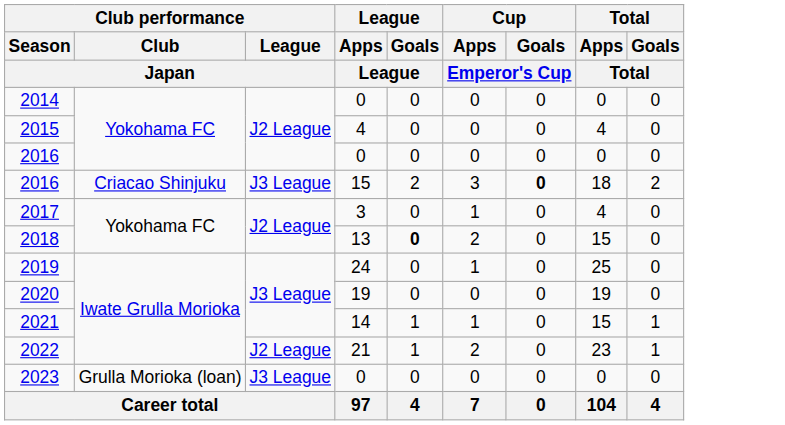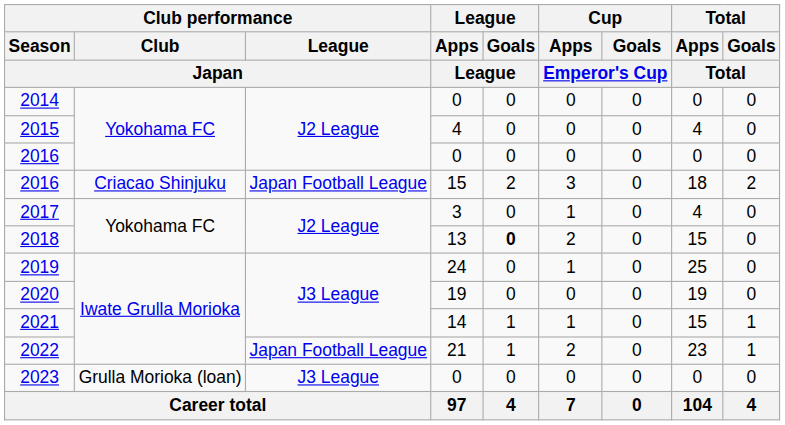(290, 184) J3 League -> (338, 184) Japan Football League
(541, 184) bold -> (637, 184) normal
(290, 350) J2 League -> (338, 350) Japan Football League
